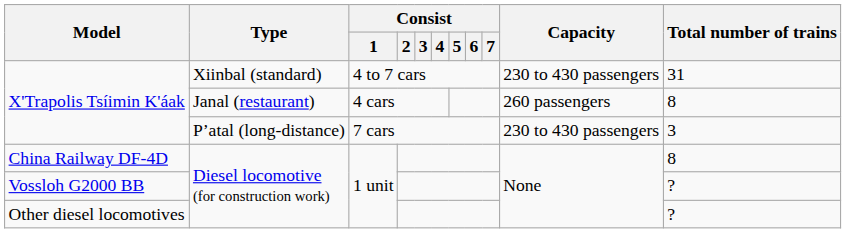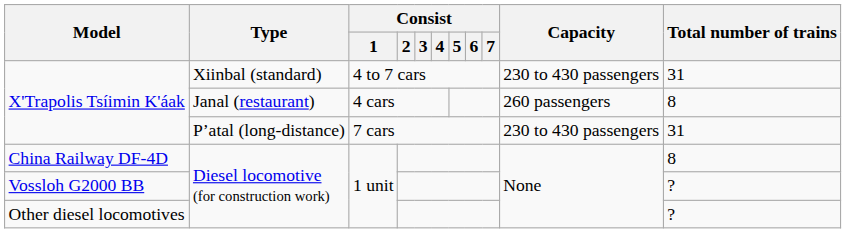(672, 130) 3 -> (676, 130) 31
